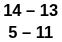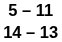rows swapped: (31, 10) <-> (31, 33)
